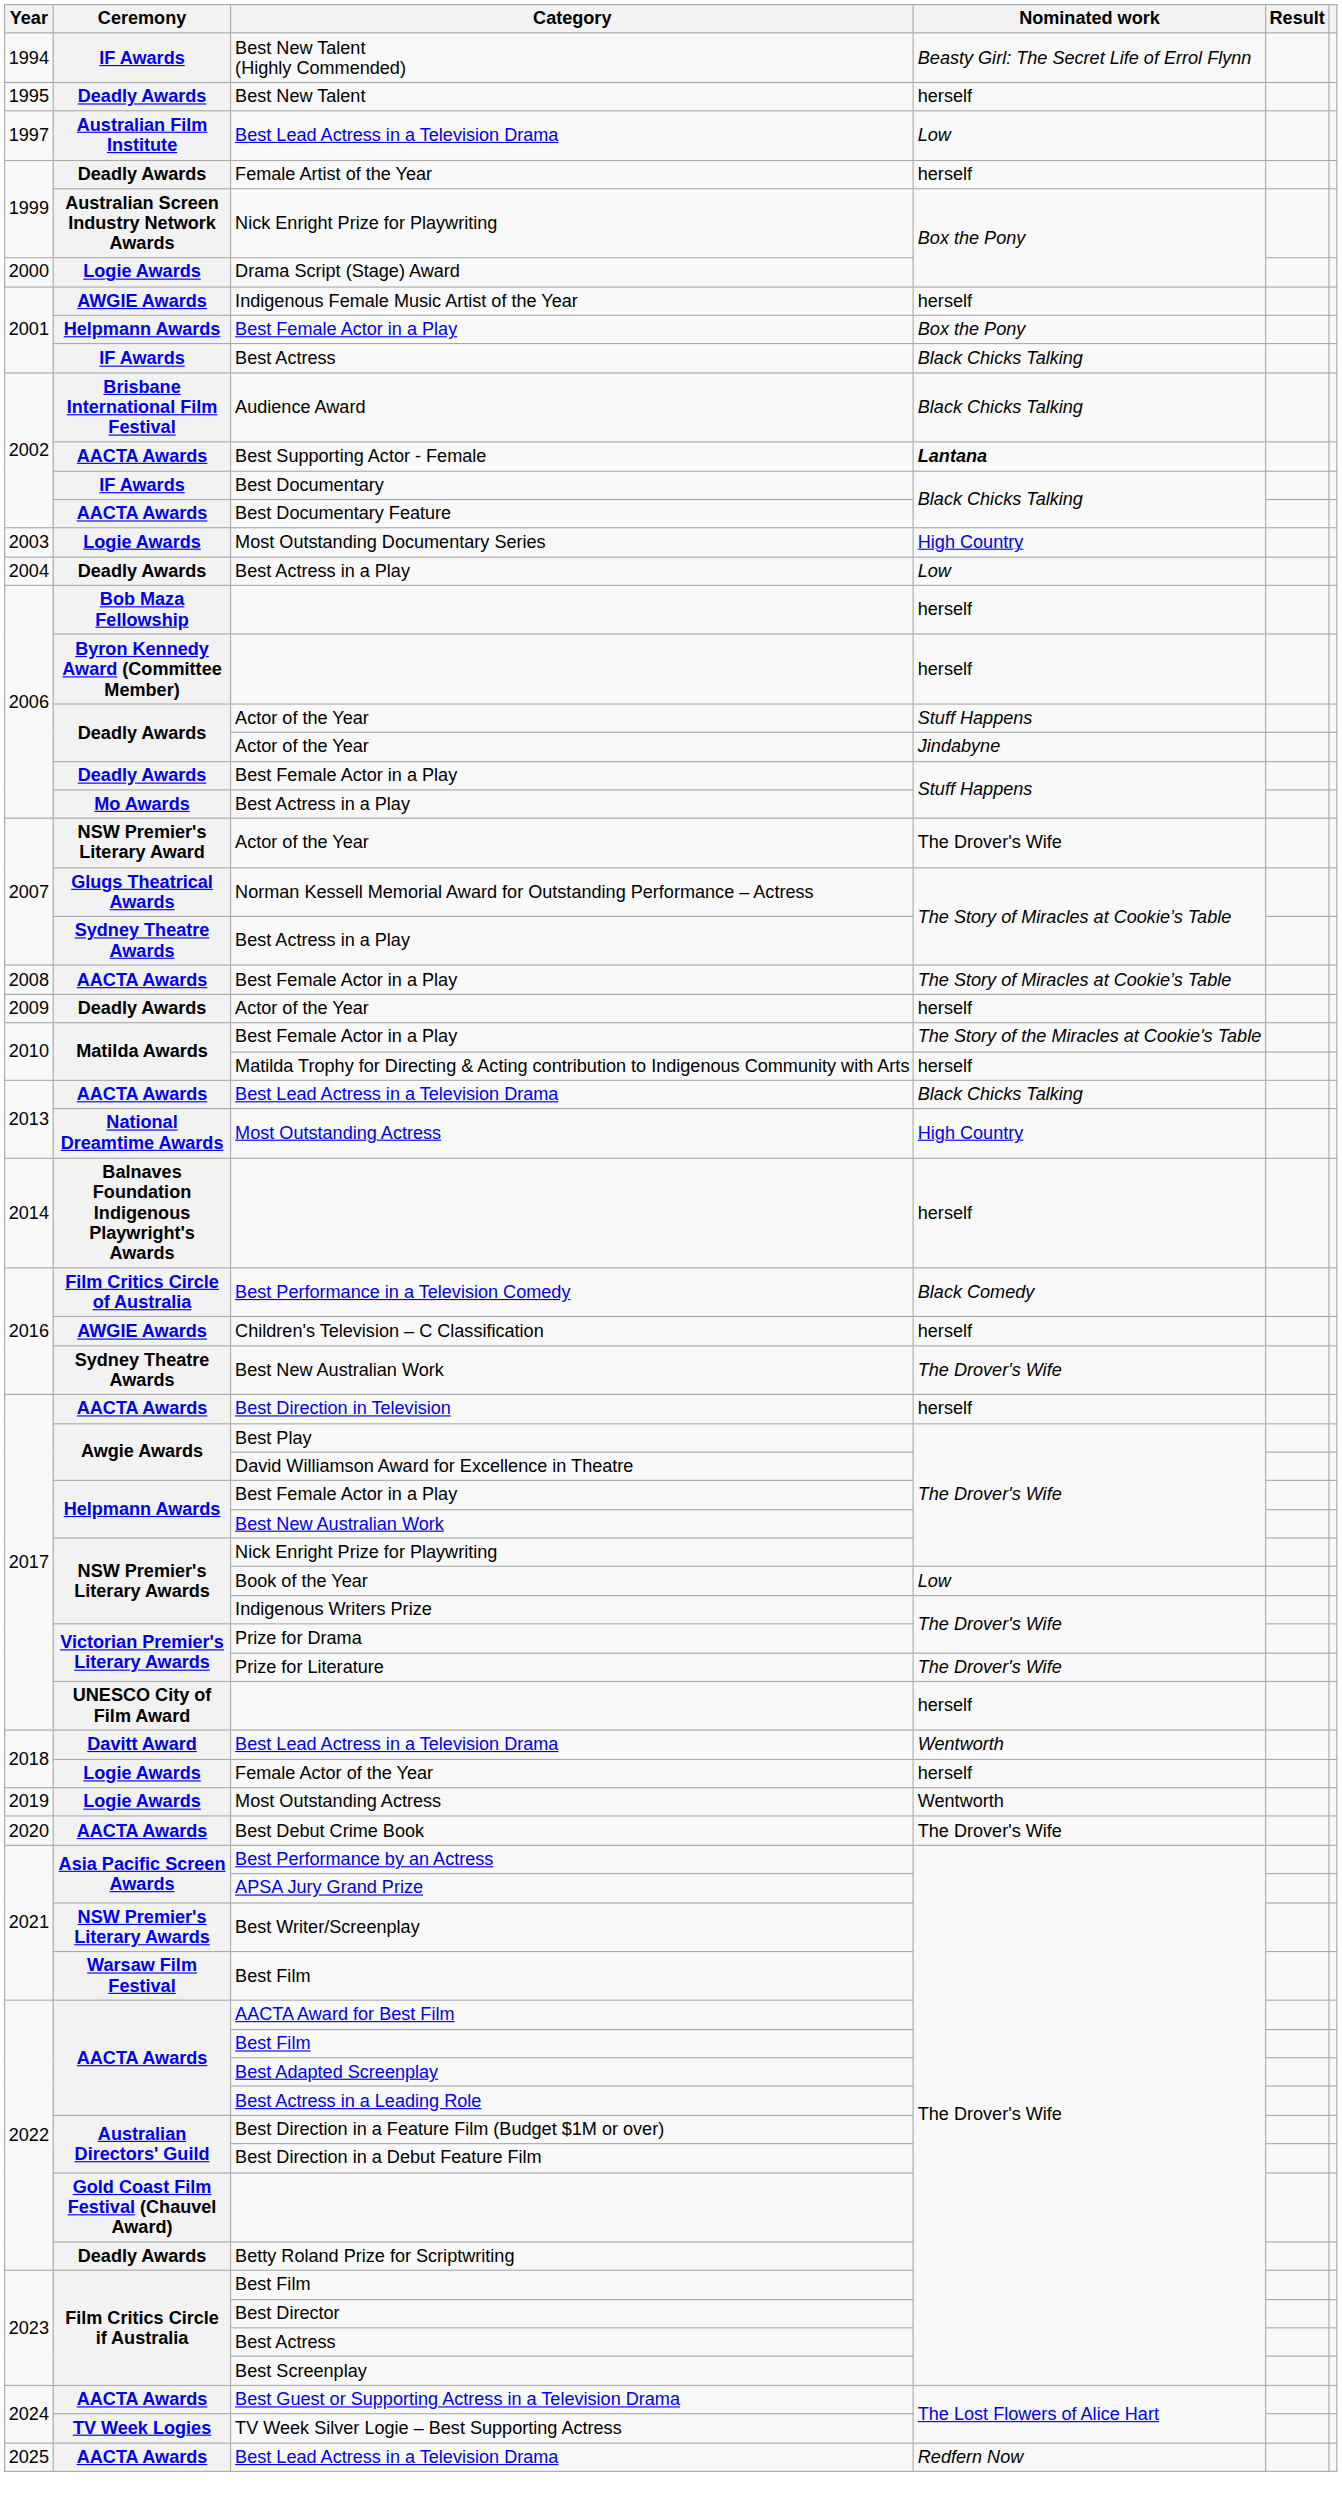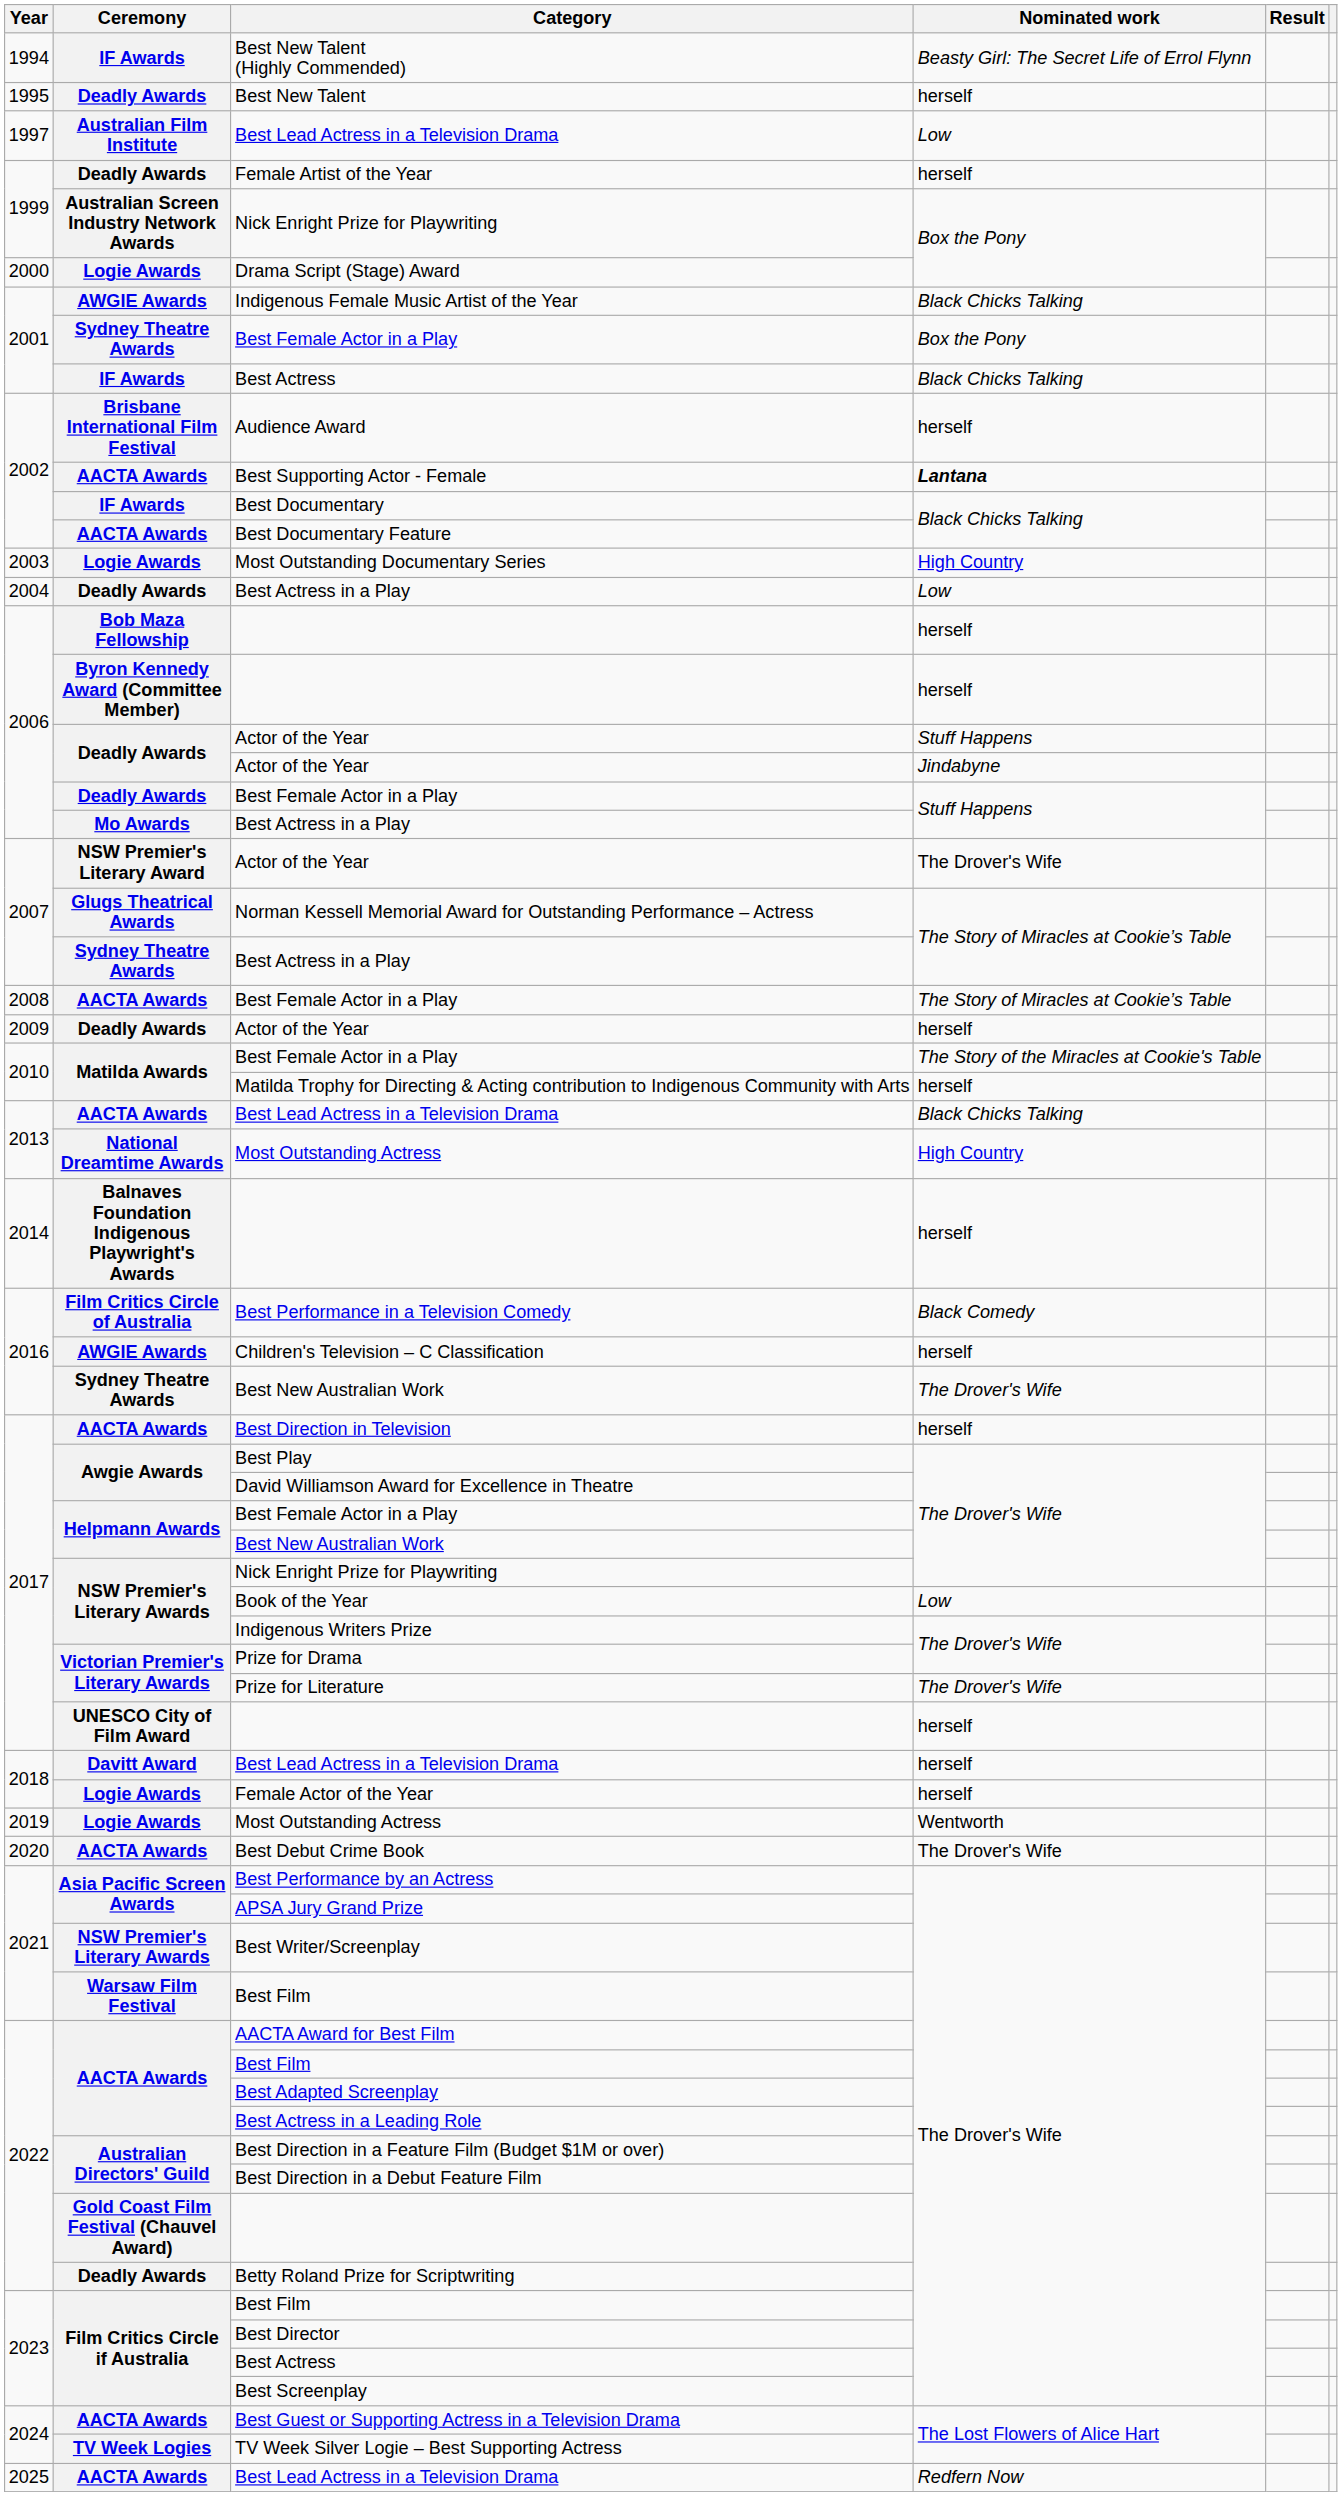(945, 300) herself -> (1000, 300) Black Chicks Talking
(142, 329) Helpmann Awards -> (142, 339) Sydney Theatre Awards
(1000, 407) Black Chicks Talking -> (945, 427) herself
(961, 1744) Wentworth -> (945, 1764) herself
